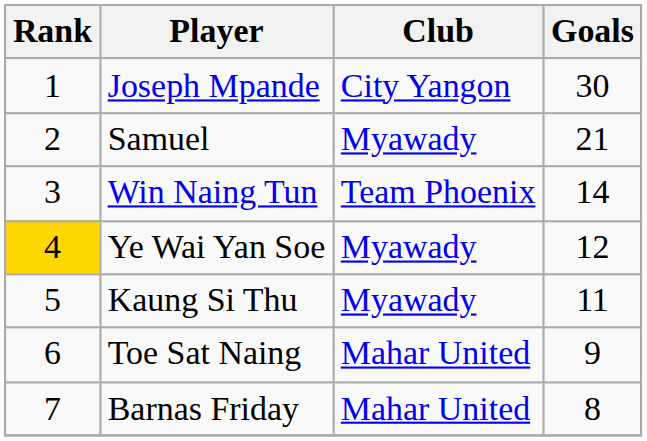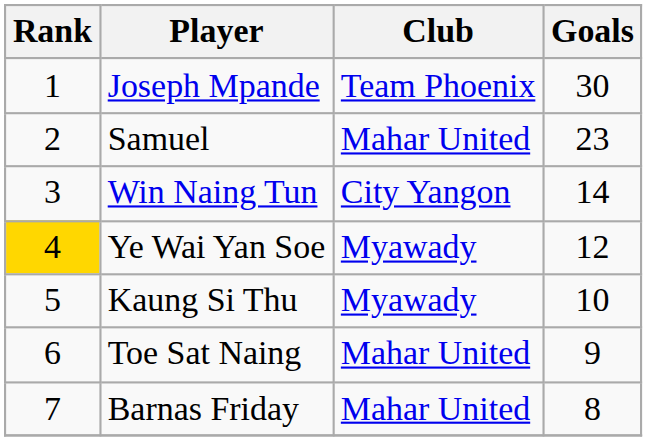(426, 85) City Yangon -> (438, 85) Team Phoenix
(409, 138) Myawady -> (436, 138) Mahar United
(592, 138) 21 -> (592, 138) 23
(438, 192) Team Phoenix -> (426, 192) City Yangon
(592, 300) 11 -> (592, 300) 10
